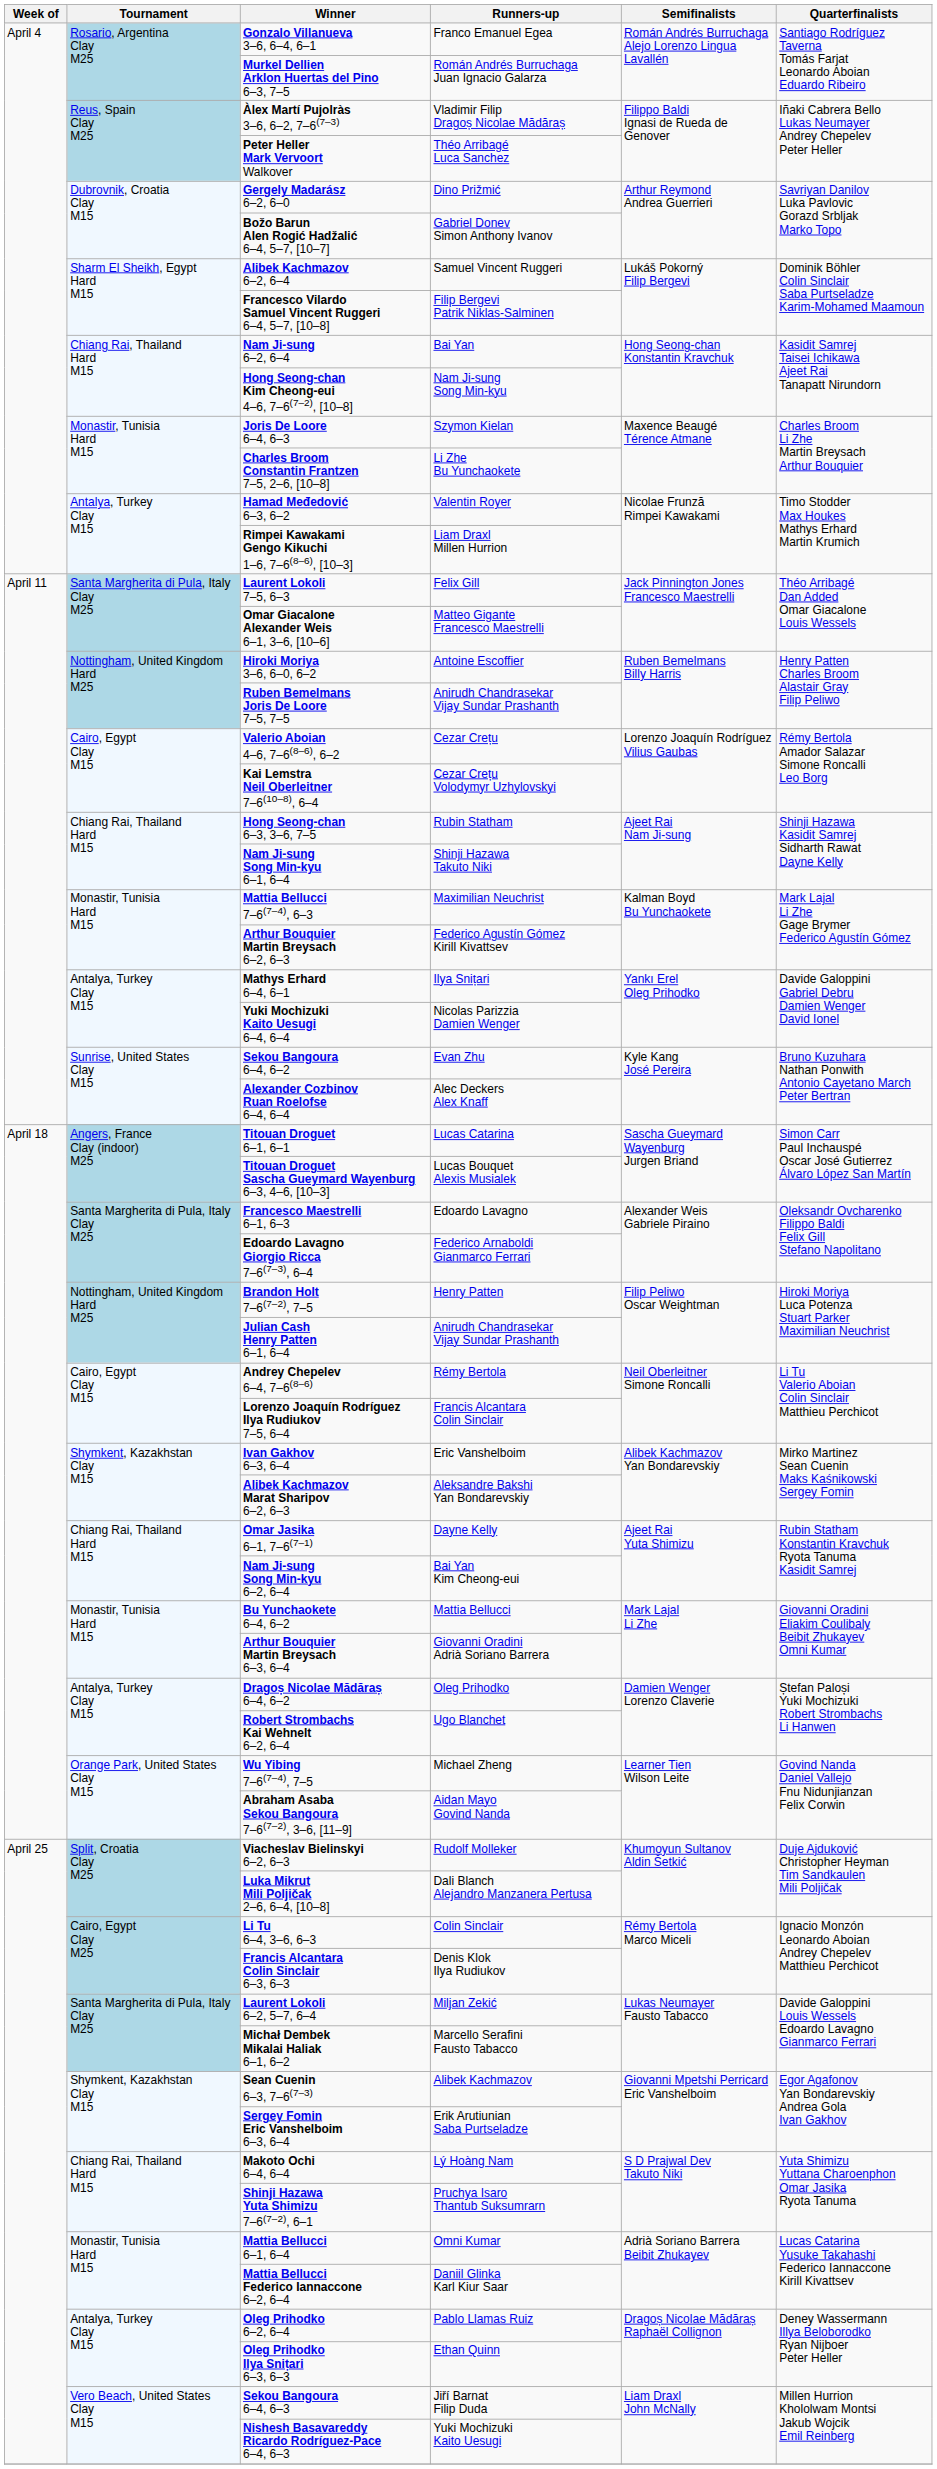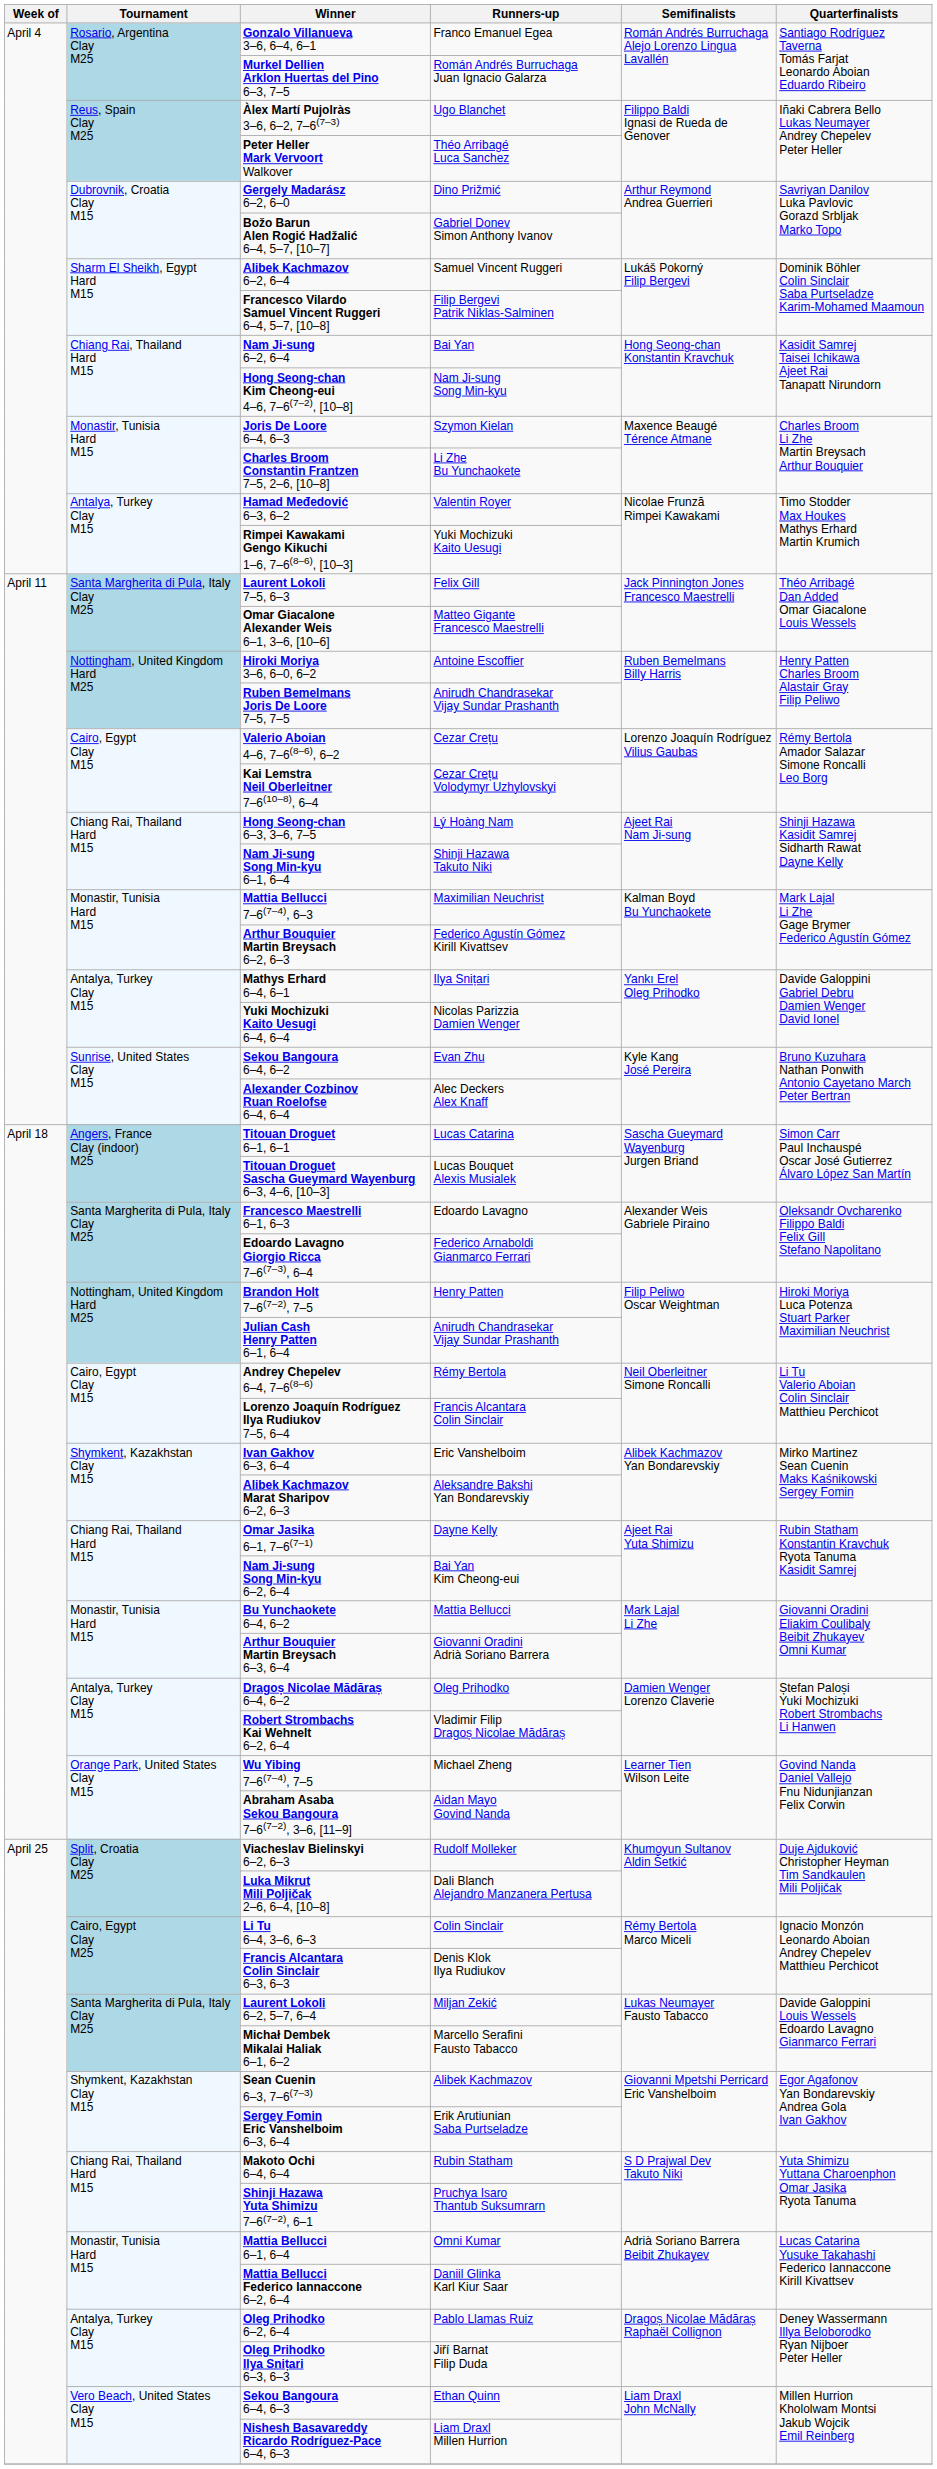(499, 116) Vladimir Filip Dragoș Nicolae Mădăraș -> (469, 110) Ugo Blanchet
(470, 541) Liam Draxl Millen Hurrion -> (473, 541) Yuki Mochizuki Kaito Uesugi
(473, 821) Rubin Statham -> (473, 821) Lý Hoàng Nam
(469, 1719) Ugo Blanchet -> (499, 1726) Vladimir Filip Dragoș Nicolae Mădăraș
(473, 2161) Lý Hoàng Nam -> (473, 2161) Rubin Statham
(467, 2350) Ethan Quinn -> (461, 2357) Jiří Barnat Filip Duda
(461, 2402) Jiří Barnat Filip Duda -> (467, 2396) Ethan Quinn
(473, 2434) Yuki Mochizuki Kaito Uesugi -> (470, 2434) Liam Draxl Millen Hurrion
